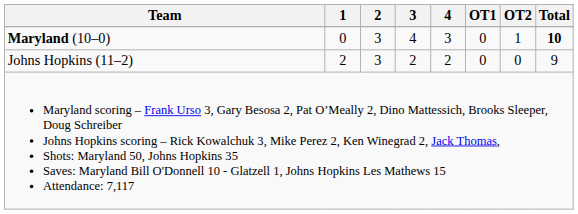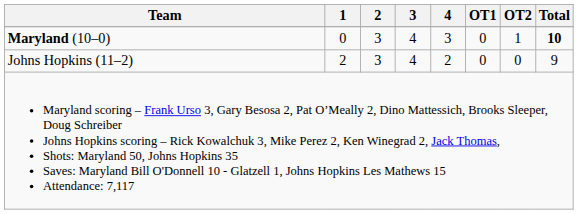(413, 60) 2 -> (413, 60) 4
